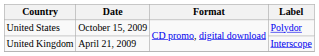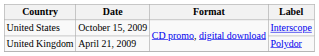(286, 28) Polydor -> (291, 28) Interscope
(291, 43) Interscope -> (286, 43) Polydor
